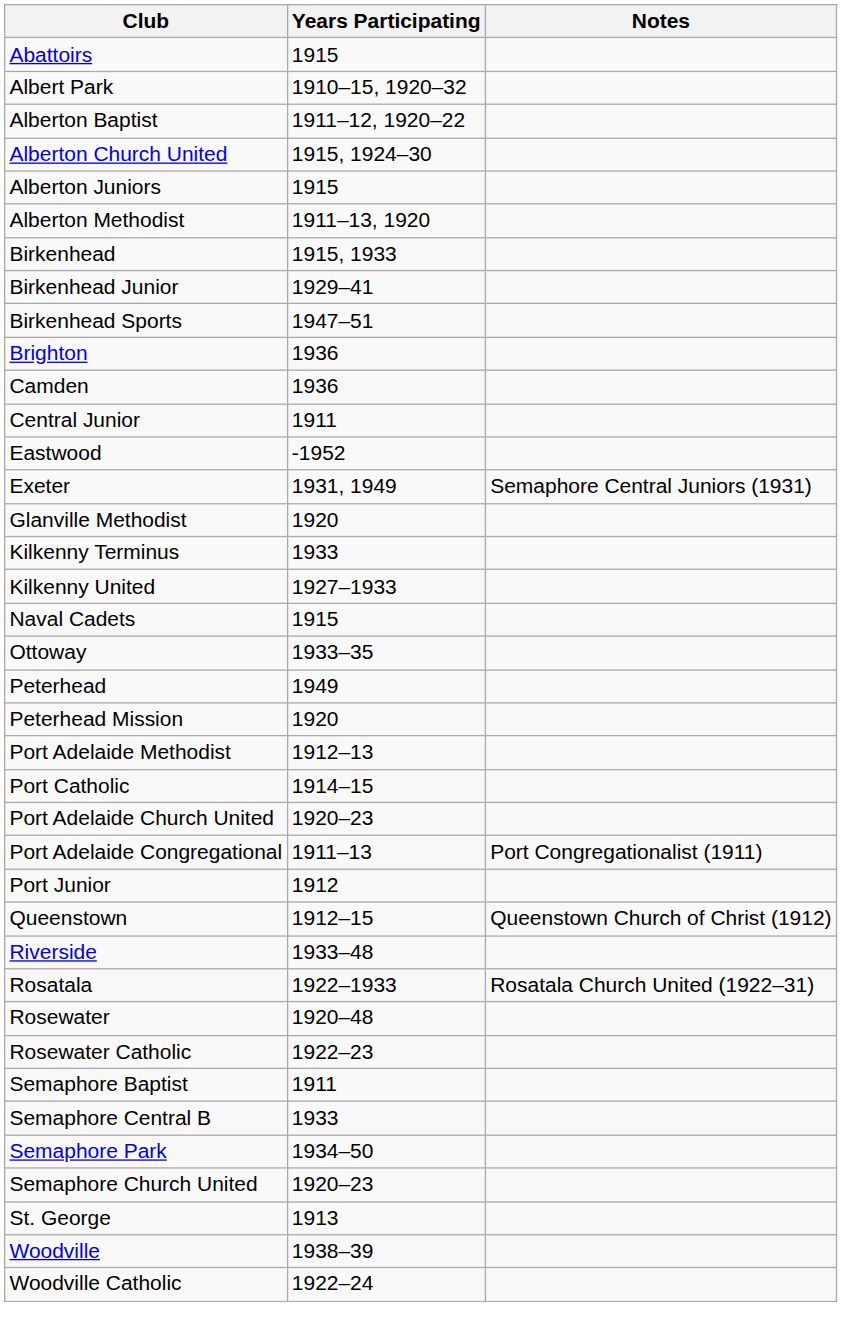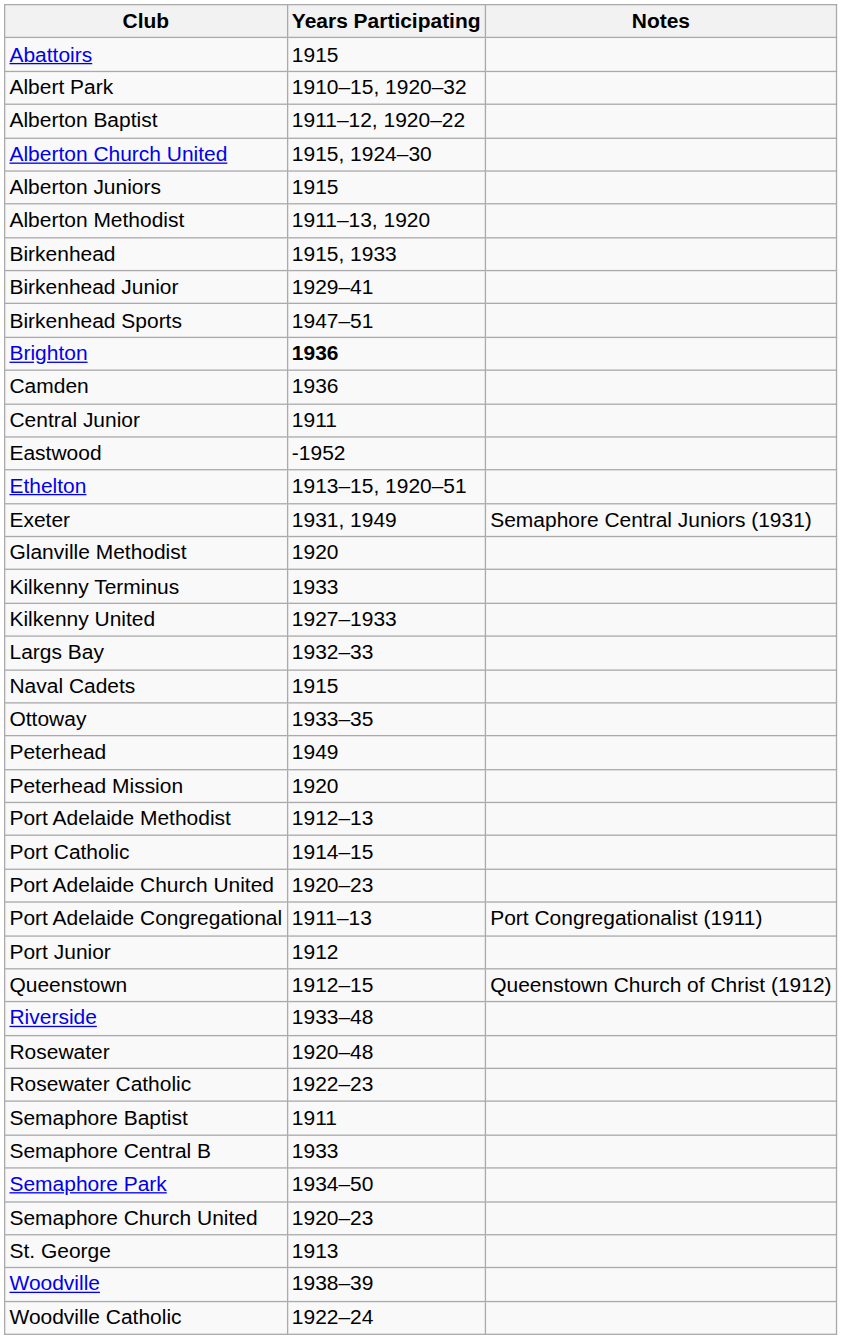(315, 353) normal -> (315, 353) bold
+ row: (48, 486)
+ row: (57, 652)
- row: (51, 985)
